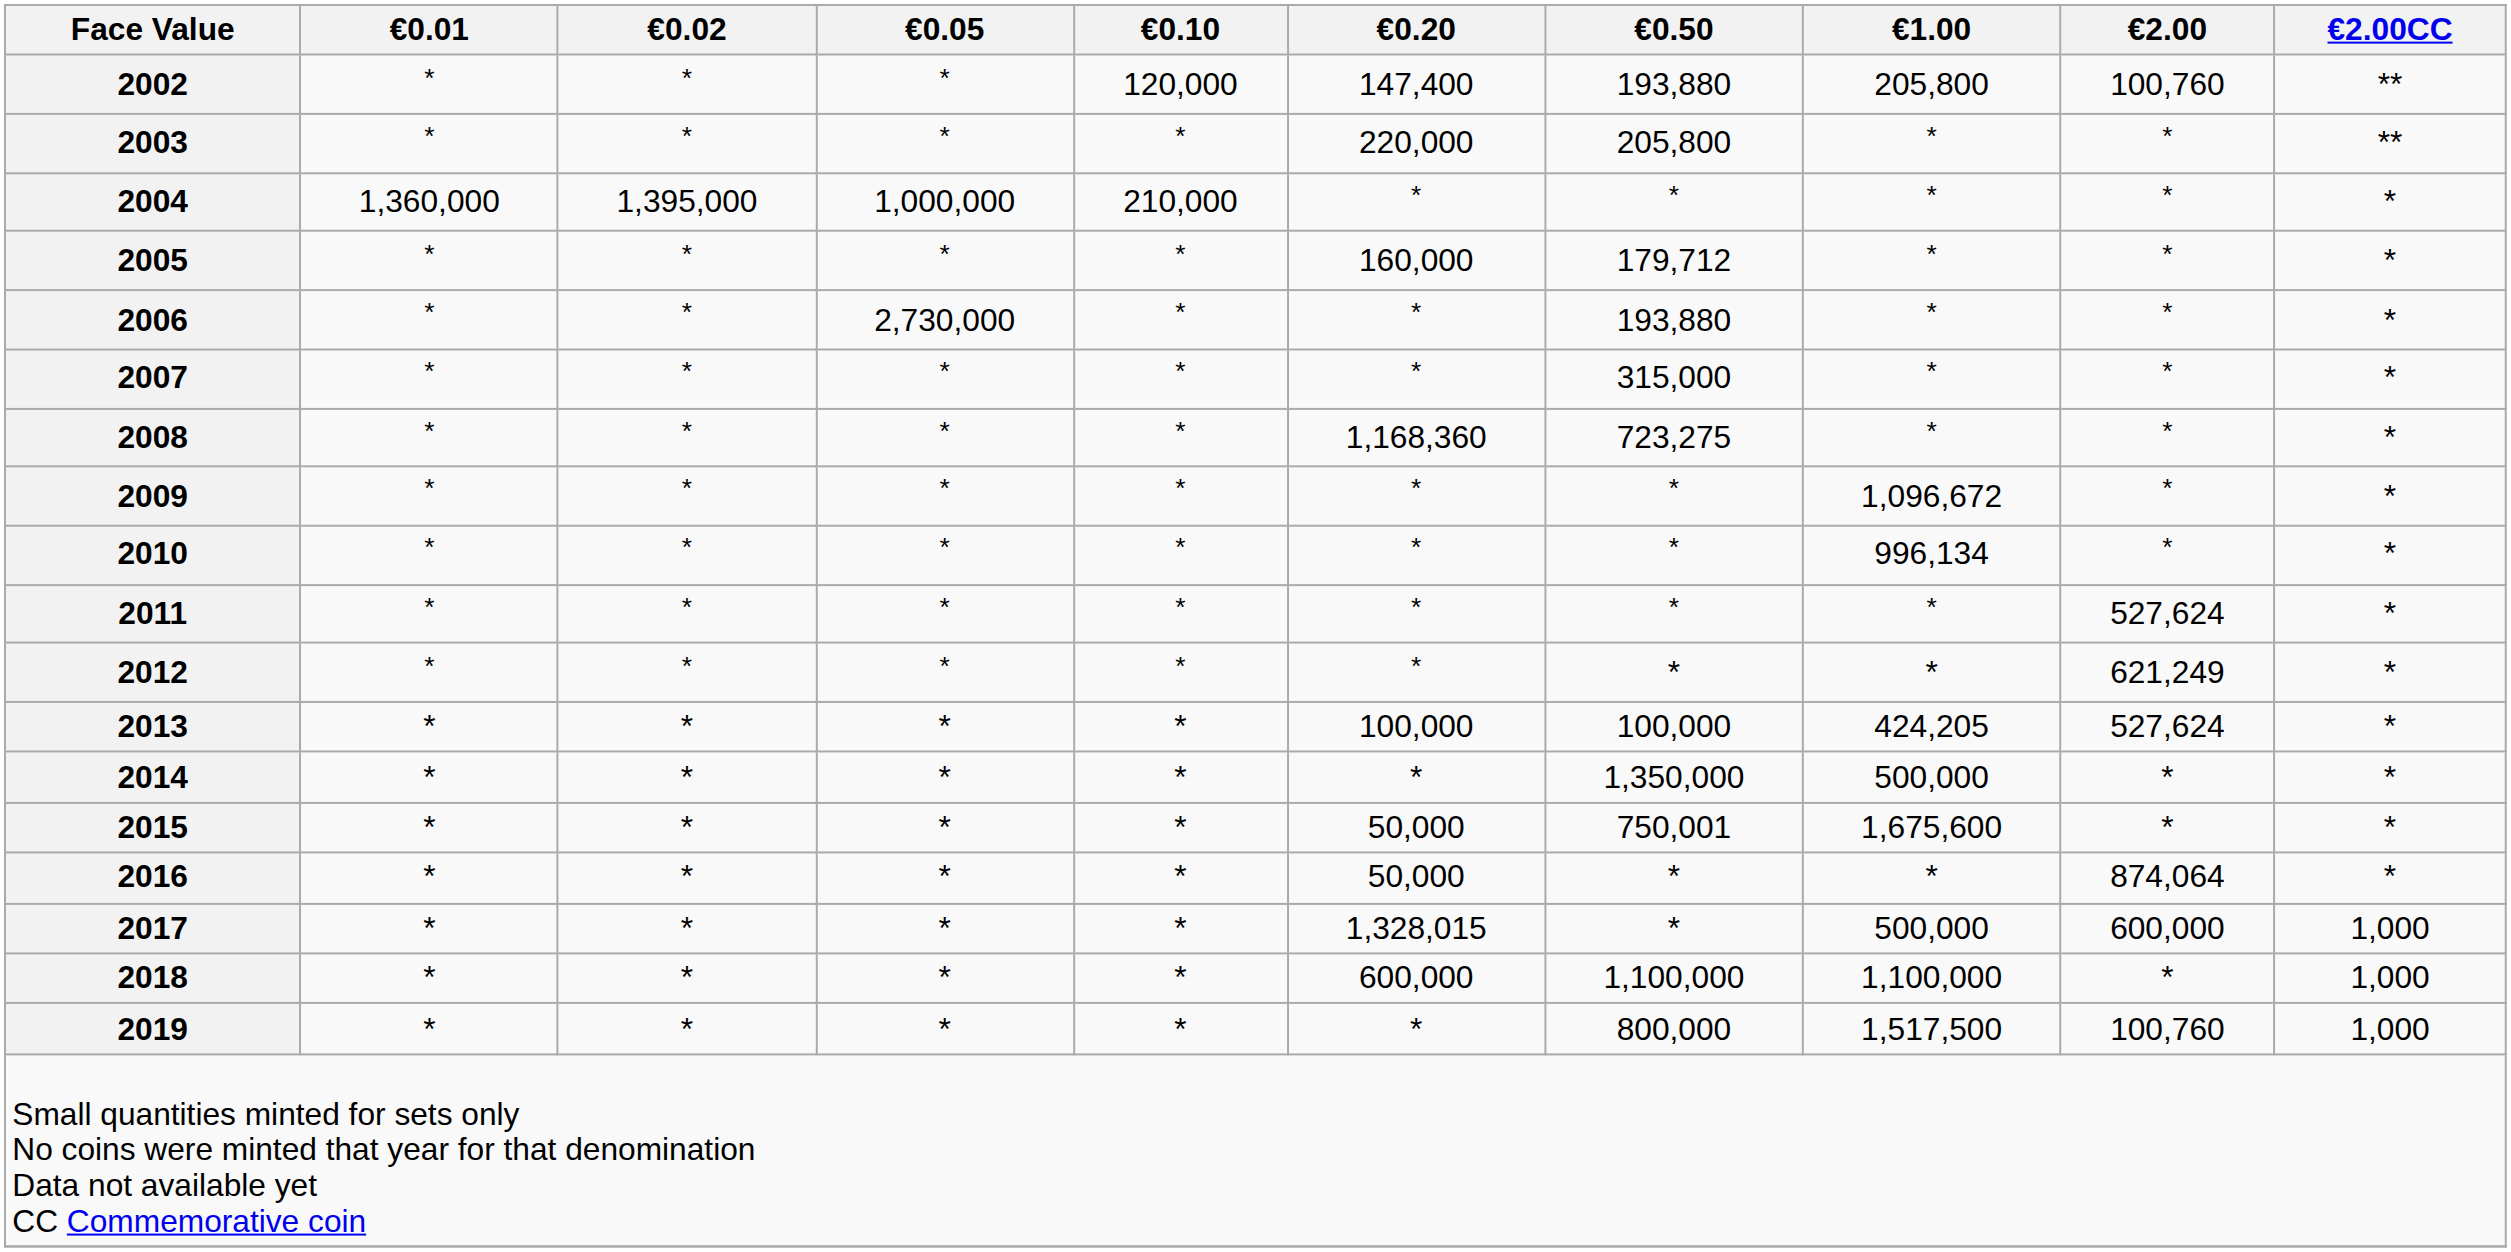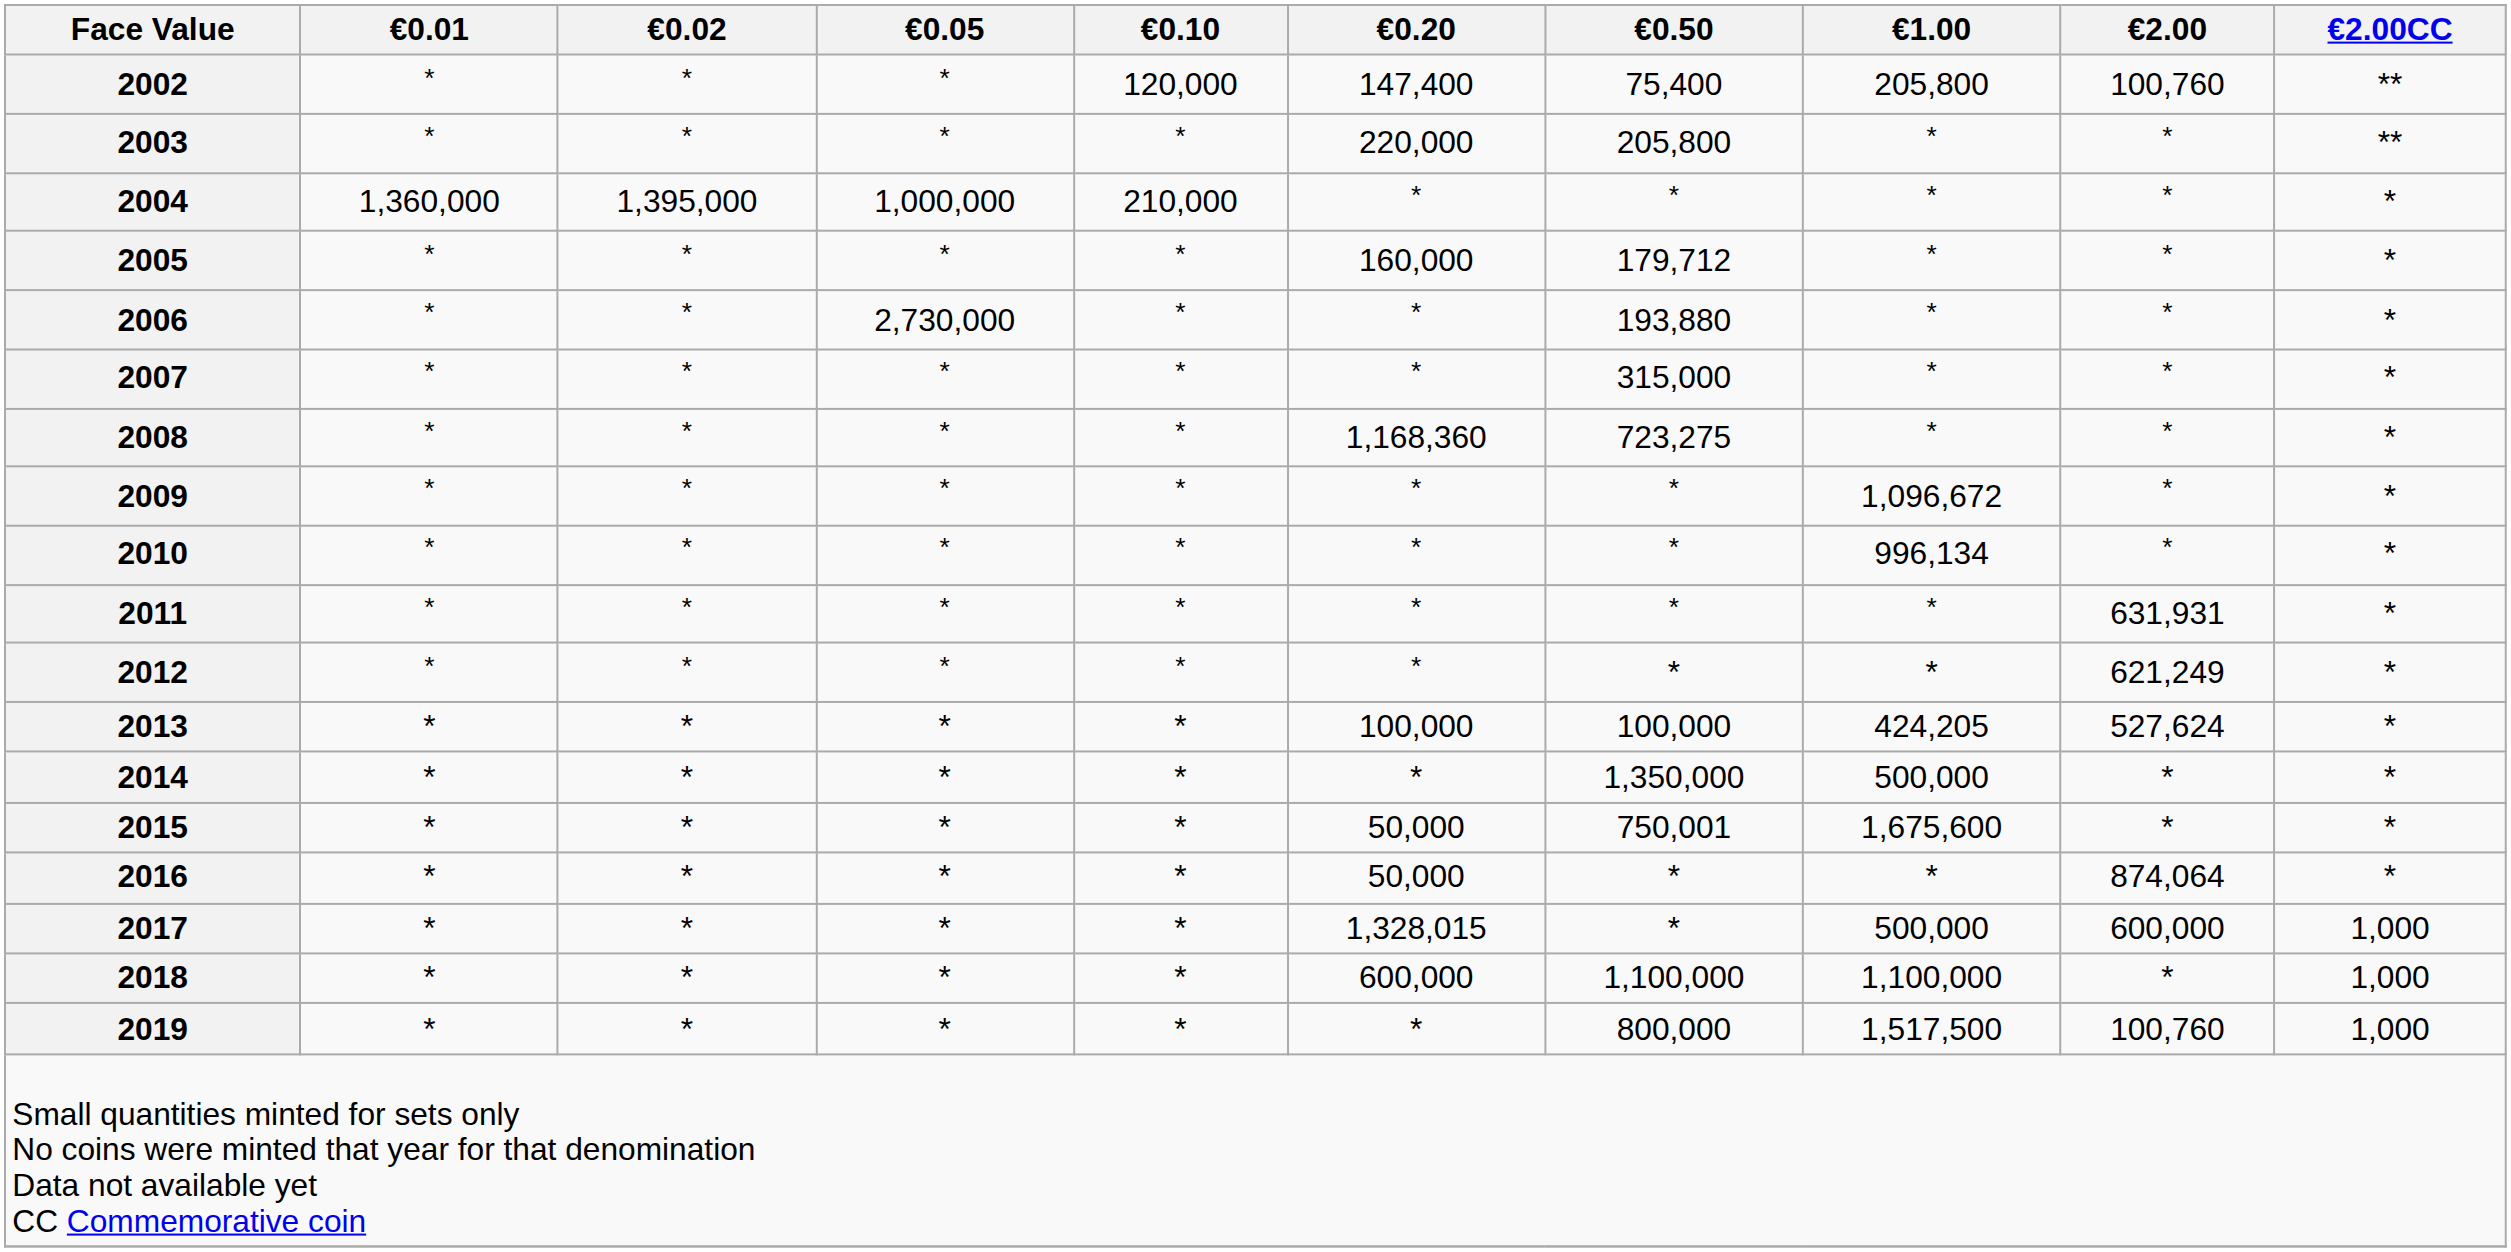(1674, 84) 193,880 -> (1674, 84) 75,400
(2167, 613) 527,624 -> (2167, 613) 631,931
